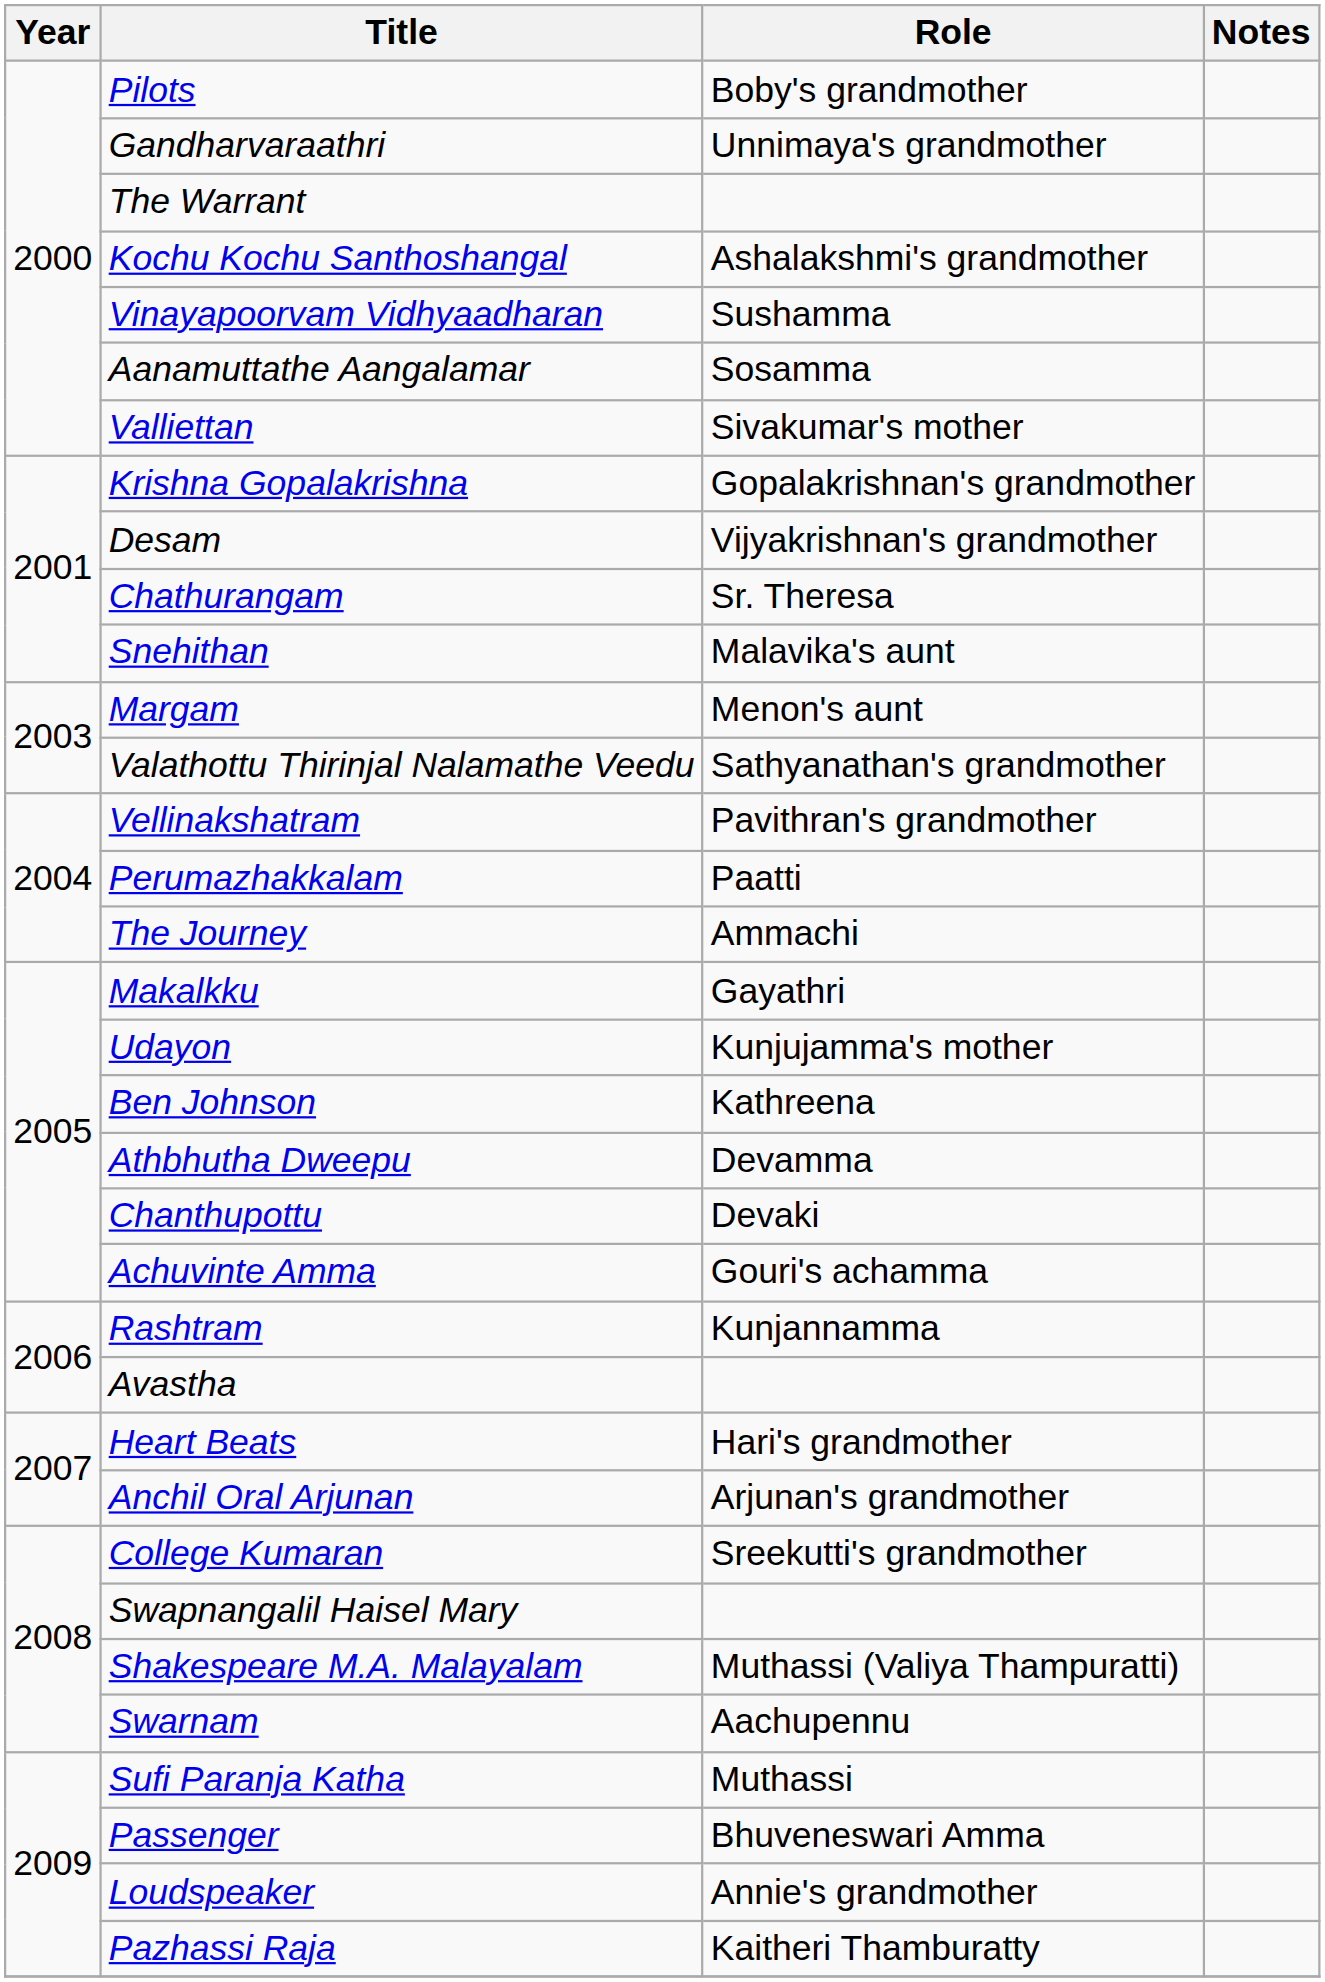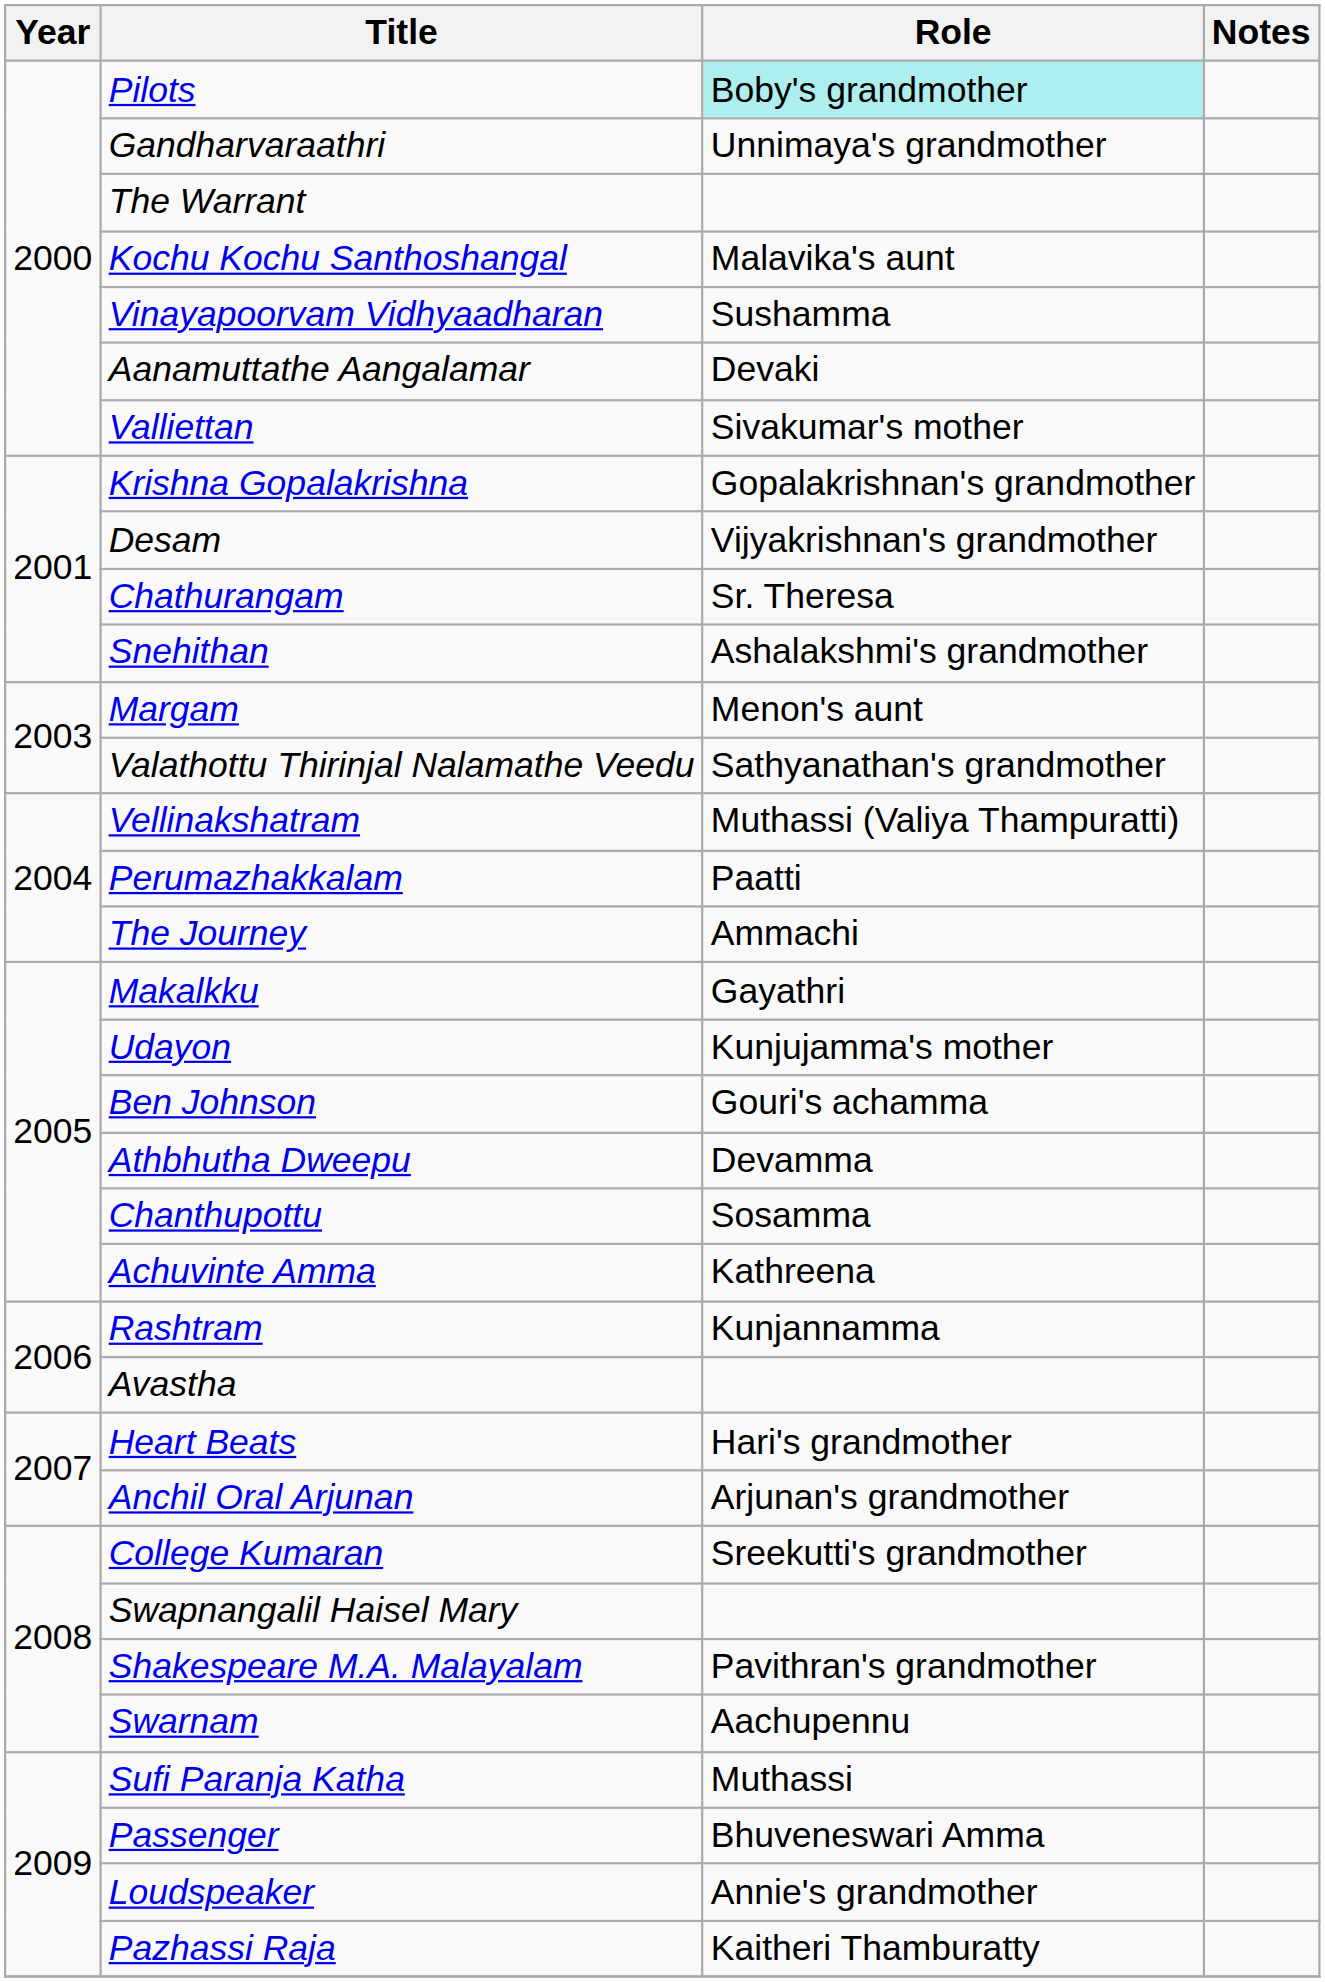(869, 88) no background -> (869, 88) paleturquoise background
(929, 257) Ashalakshmi's grandmother -> (833, 257) Malavika's aunt
(791, 370) Sosamma -> (765, 370) Devaki
(833, 652) Malavika's aunt -> (929, 652) Ashalakshmi's grandmother
(904, 821) Pavithran's grandmother -> (945, 821) Muthassi (Valiya Thampuratti)
(793, 1102) Kathreena -> (849, 1102) Gouri's achamma
(765, 1215) Devaki -> (791, 1215) Sosamma
(849, 1271) Gouri's achamma -> (793, 1271) Kathreena
(945, 1666) Muthassi (Valiya Thampuratti) -> (904, 1666) Pavithran's grandmother
